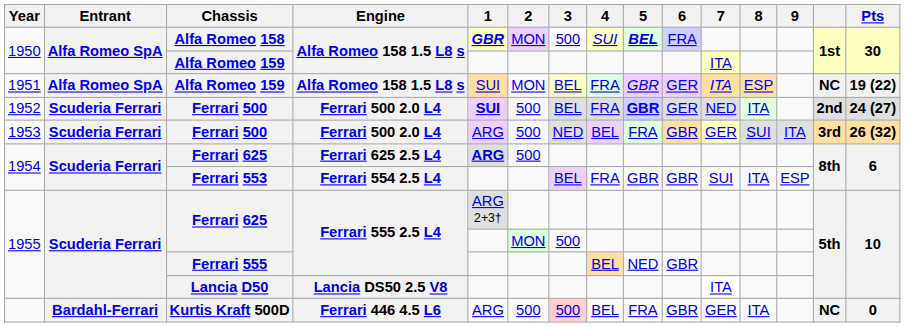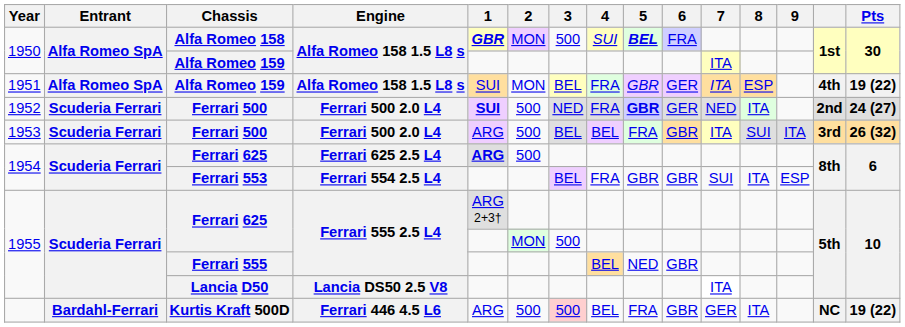(830, 85) NC -> (830, 85) 4th
(568, 108) BEL -> (568, 108) NED
(568, 131) NED -> (568, 131) BEL
(721, 131) GER -> (721, 131) ITA
(873, 310) 0 -> (873, 310) 19 (22)
